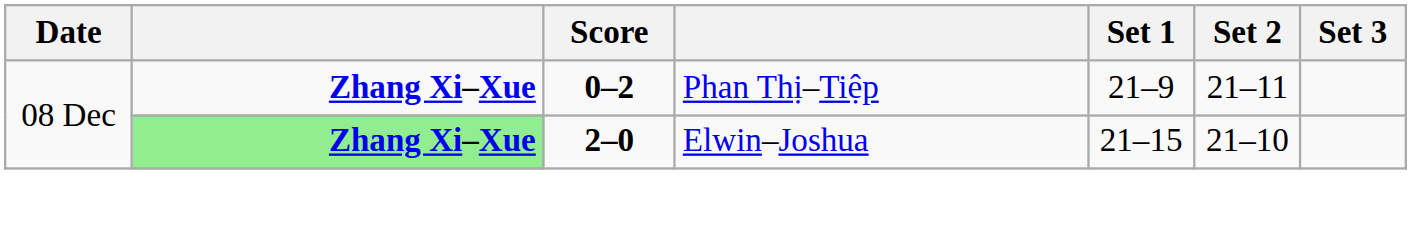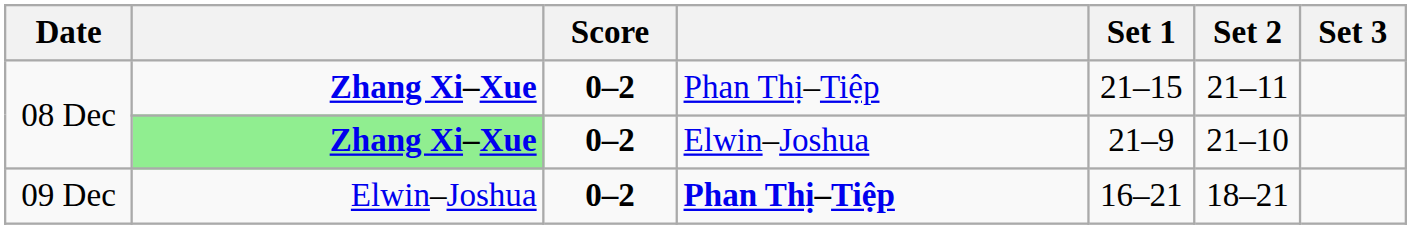(1141, 86) 21–9 -> (1141, 86) 21–15
(609, 141) 2–0 -> (610, 141) 0–2
(1141, 141) 21–15 -> (1141, 141) 21–9
+ row: (69, 196)
